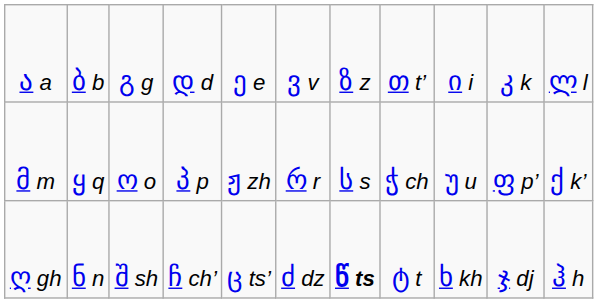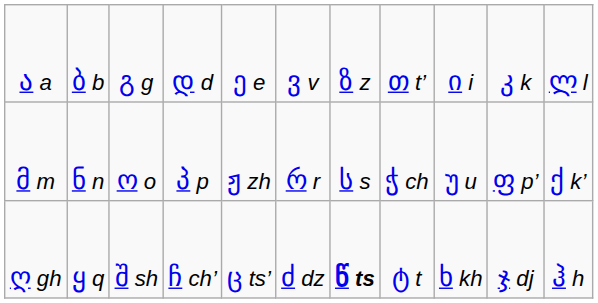(88, 179) ყ q -> (88, 179) ნ n
(88, 277) ნ n -> (88, 277) ყ q
